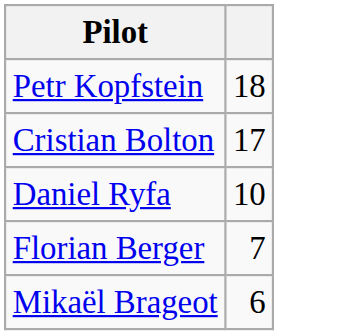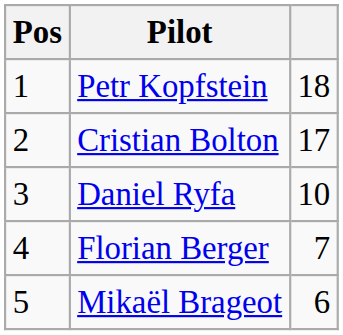+ column: (37, 31)
